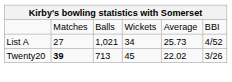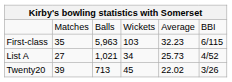+ row: (27, 41)
(58, 56) bold -> (60, 70) normal
